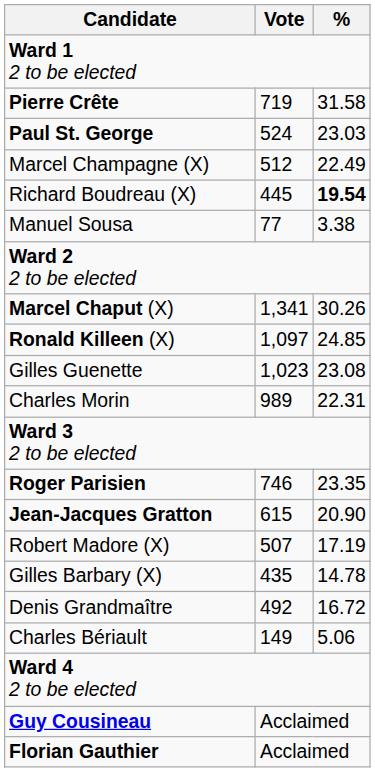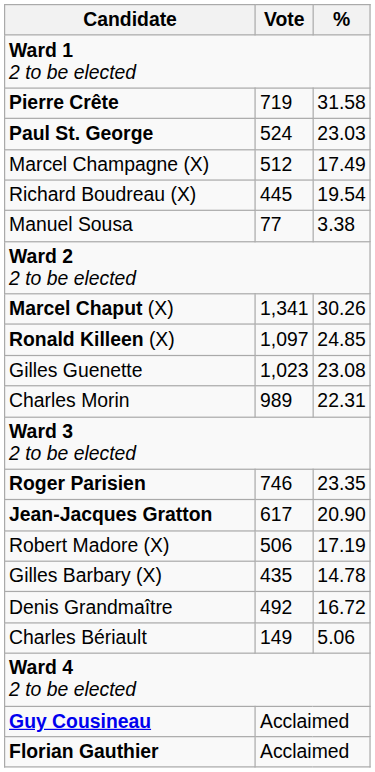(342, 164) 22.49 -> (342, 164) 17.49
(342, 195) bold -> (342, 195) normal
(276, 515) 615 -> (276, 515) 617
(276, 545) 507 -> (276, 545) 506
